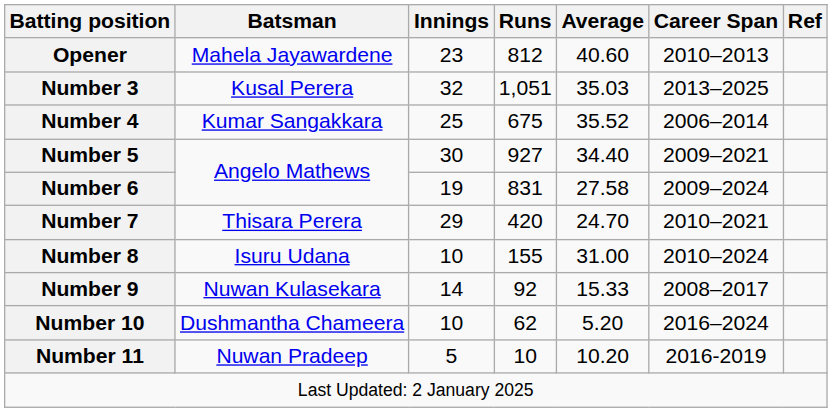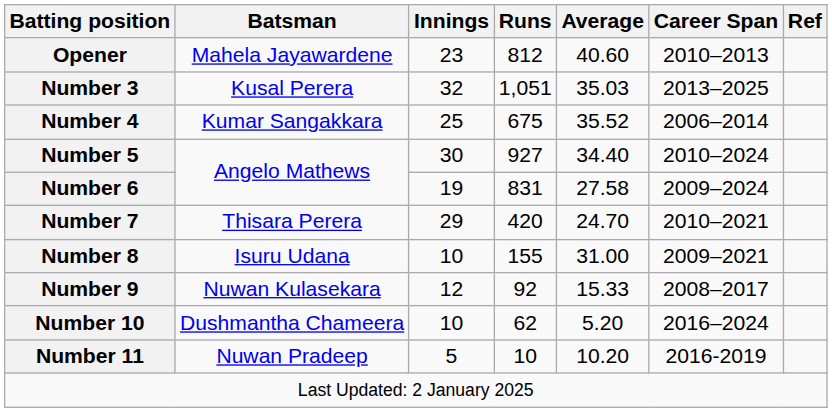(716, 155) 2009–2021 -> (716, 155) 2010–2024
(716, 255) 2010–2024 -> (716, 255) 2009–2021
(452, 289) 14 -> (452, 289) 12
